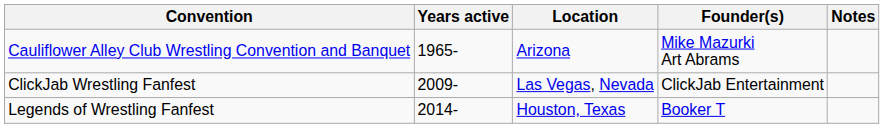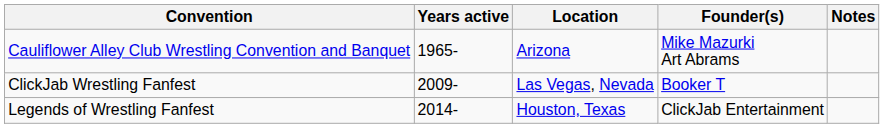(743, 85) ClickJab Entertainment -> (693, 85) Booker T
(693, 110) Booker T -> (743, 110) ClickJab Entertainment
